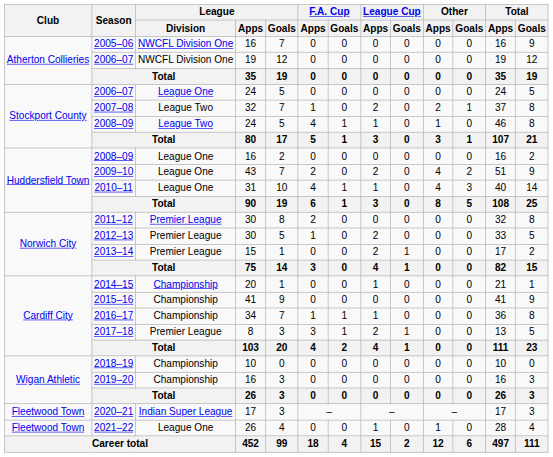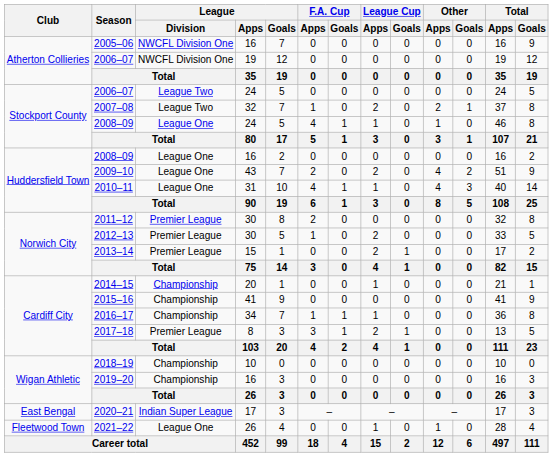(186, 92) League One -> (186, 92) League Two
(186, 124) League Two -> (186, 124) League One
(48, 412) Fleetwood Town -> (48, 412) East Bengal
